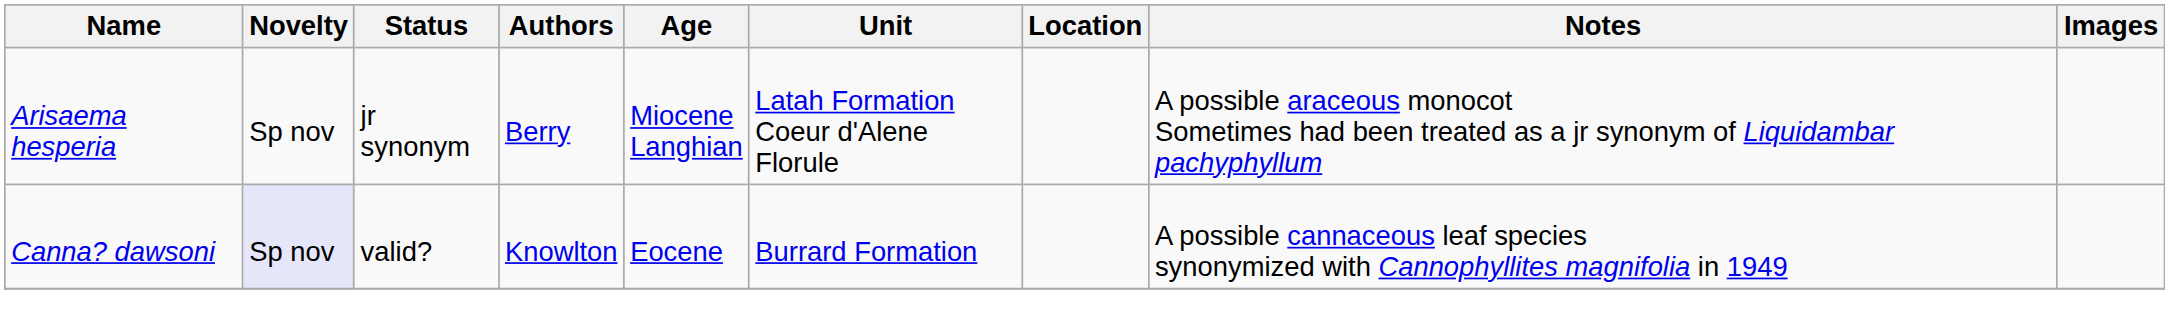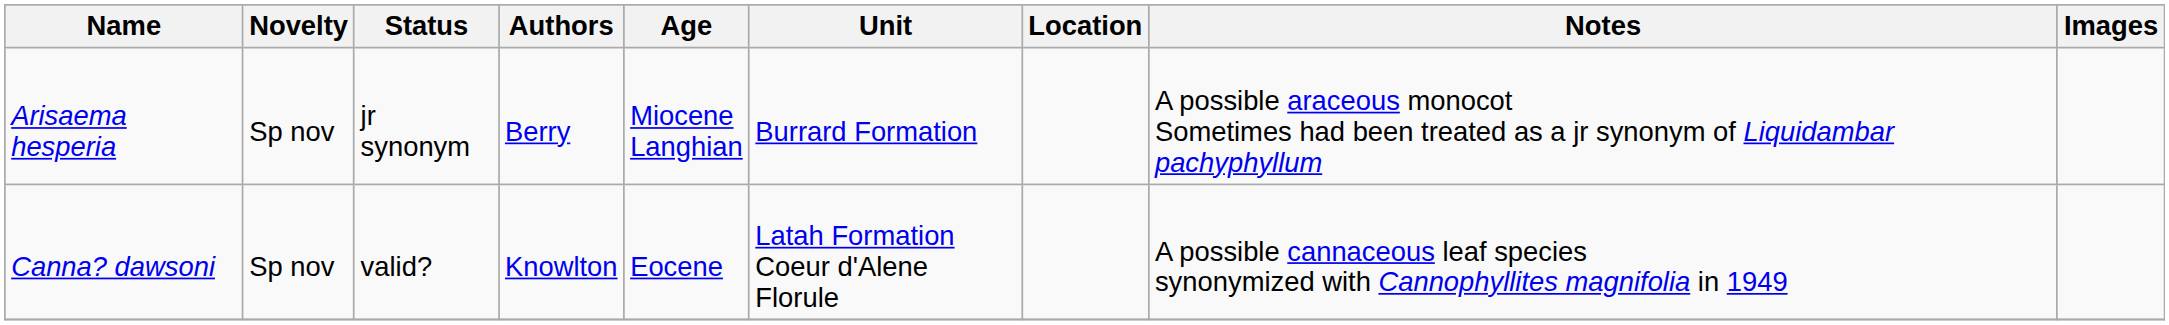(855, 131) Latah Formation Coeur d'Alene Florule -> (866, 131) Burrard Formation
(292, 251) lavender background -> (292, 266) no background
(866, 251) Burrard Formation -> (855, 266) Latah Formation Coeur d'Alene Florule
